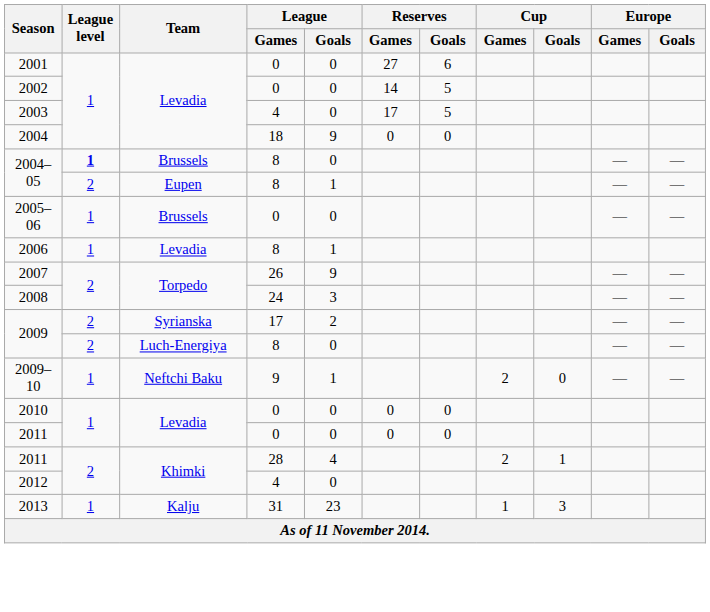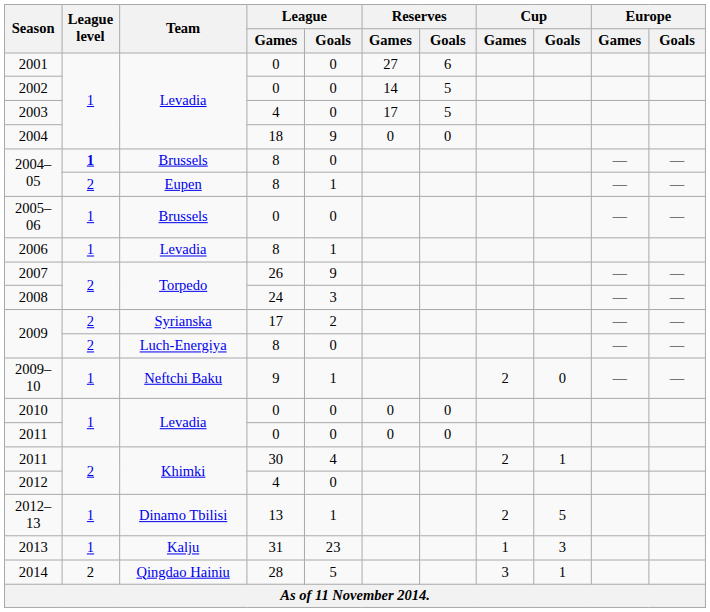(276, 459) 28 -> (276, 459) 30
+ row: (33, 515)
+ row: (33, 572)
